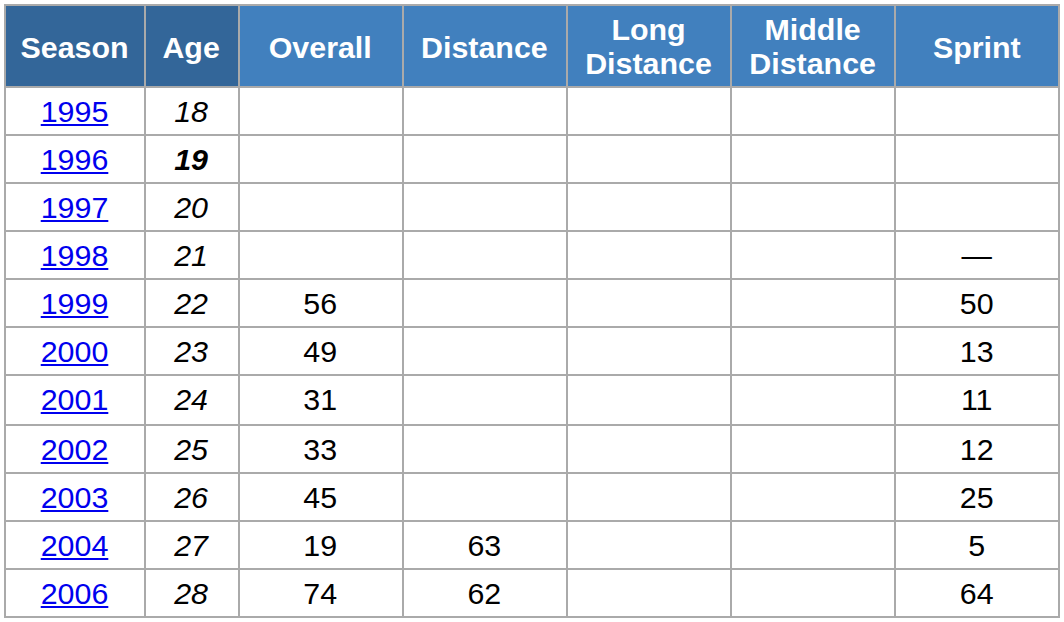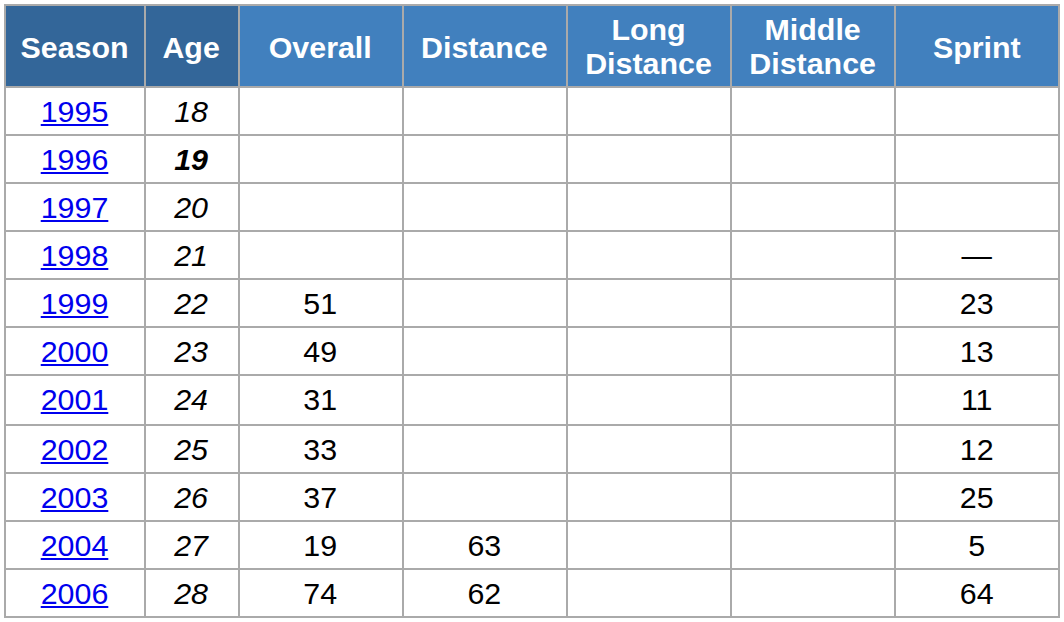(320, 304) 56 -> (320, 304) 51
(977, 304) 50 -> (977, 304) 23
(320, 496) 45 -> (320, 496) 37
